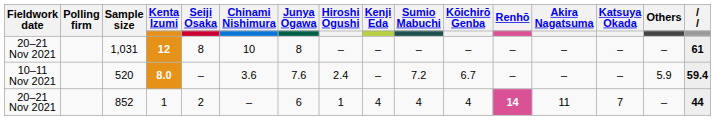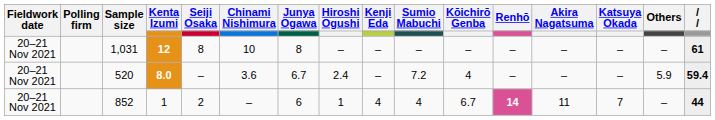(32, 76) 10–11 Nov 2021 -> (32, 76) 20–21 Nov 2021
(299, 76) 7.6 -> (299, 76) 6.7
(468, 76) 6.7 -> (468, 76) 4
(468, 102) 4 -> (468, 102) 6.7
